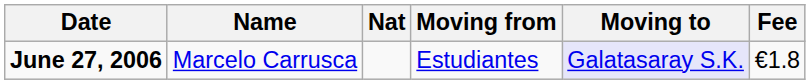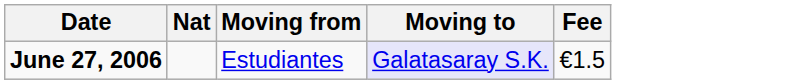- column: (265, 23)
(777, 60) €1.8 -> (582, 60) €1.5
